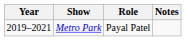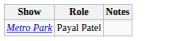- column: (29, 12)
